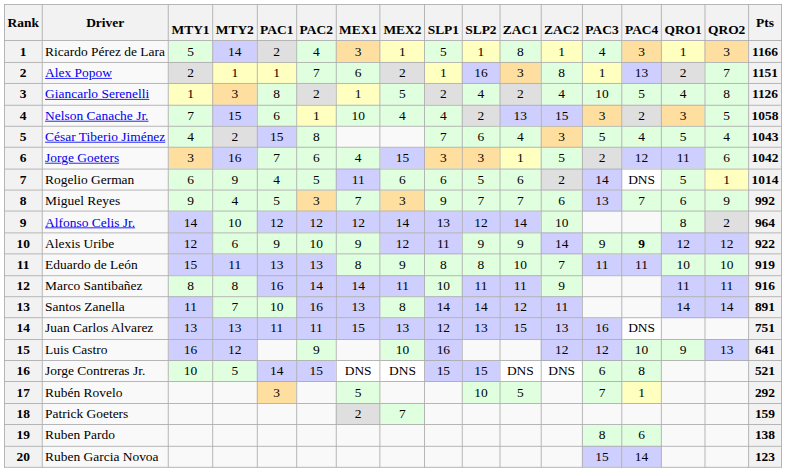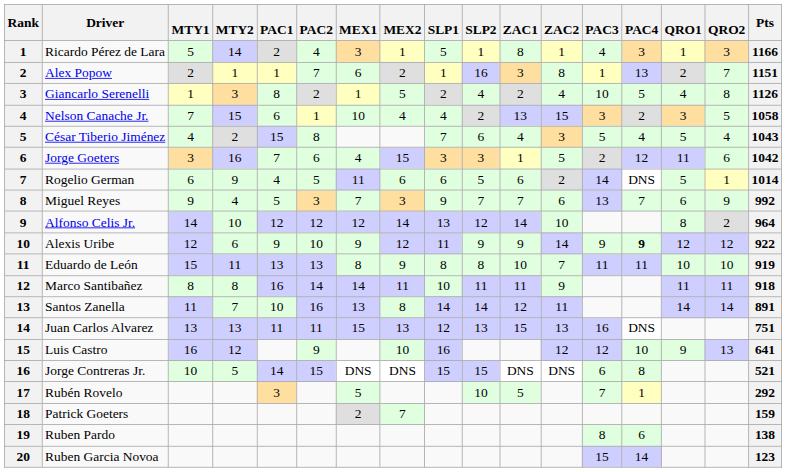(765, 286) 916 -> (765, 286) 918
